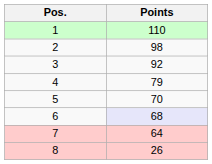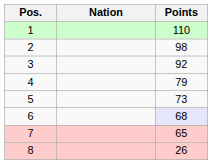+ column: (106, 13)
(157, 99) 70 -> (181, 99) 73
(157, 133) 64 -> (181, 133) 65
